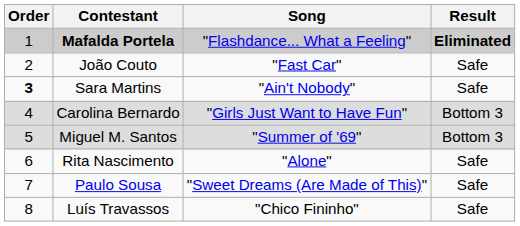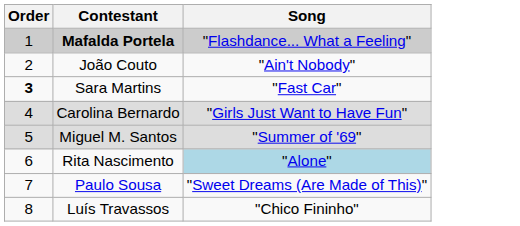- column: (472, 16)
(307, 64) "Fast Car" -> (307, 64) "Ain't Nobody"
(307, 88) "Ain't Nobody" -> (307, 88) "Fast Car"
(307, 161) no background -> (307, 161) lightblue background
